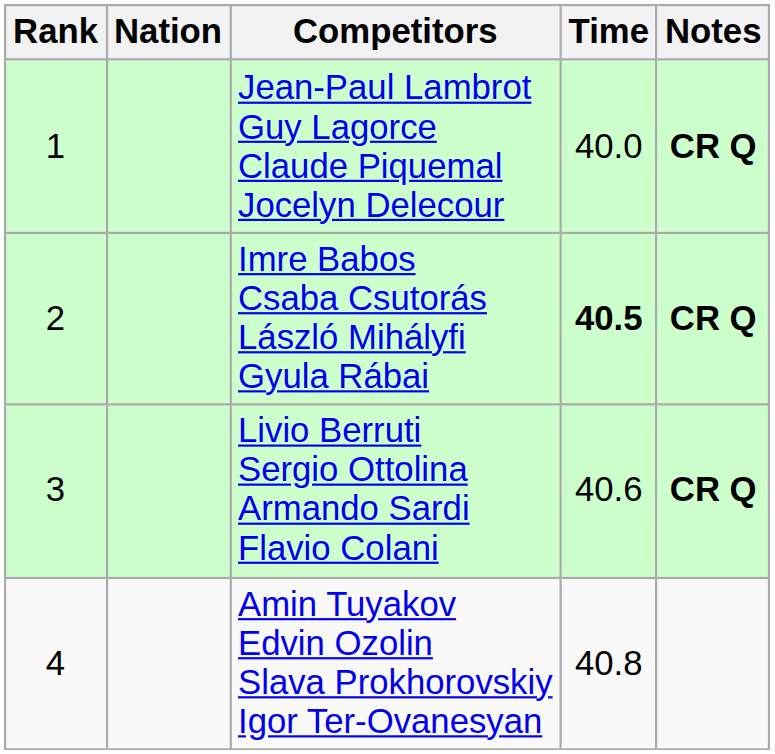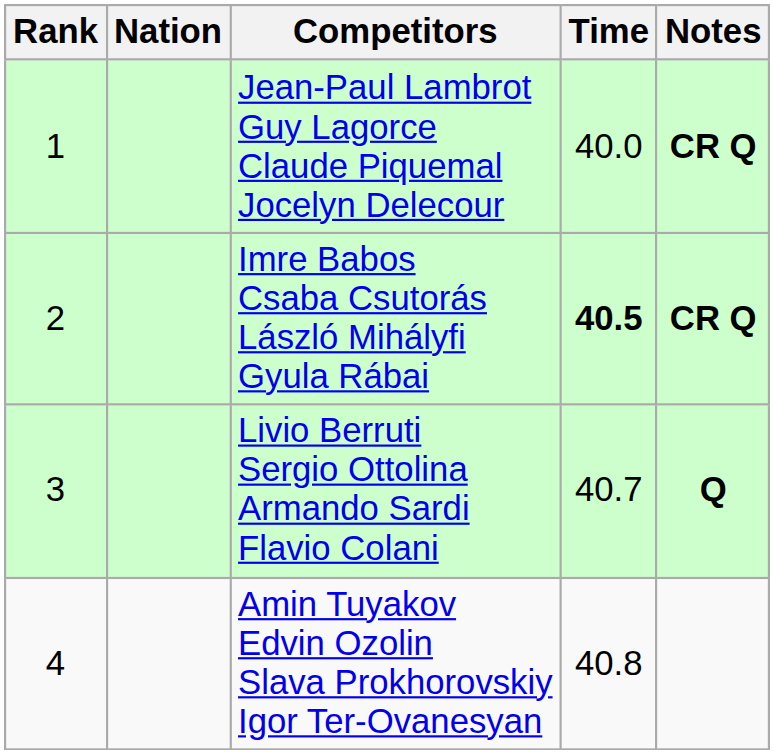(609, 490) 40.6 -> (609, 490) 40.7
(713, 490) CR Q -> (713, 490) Q
